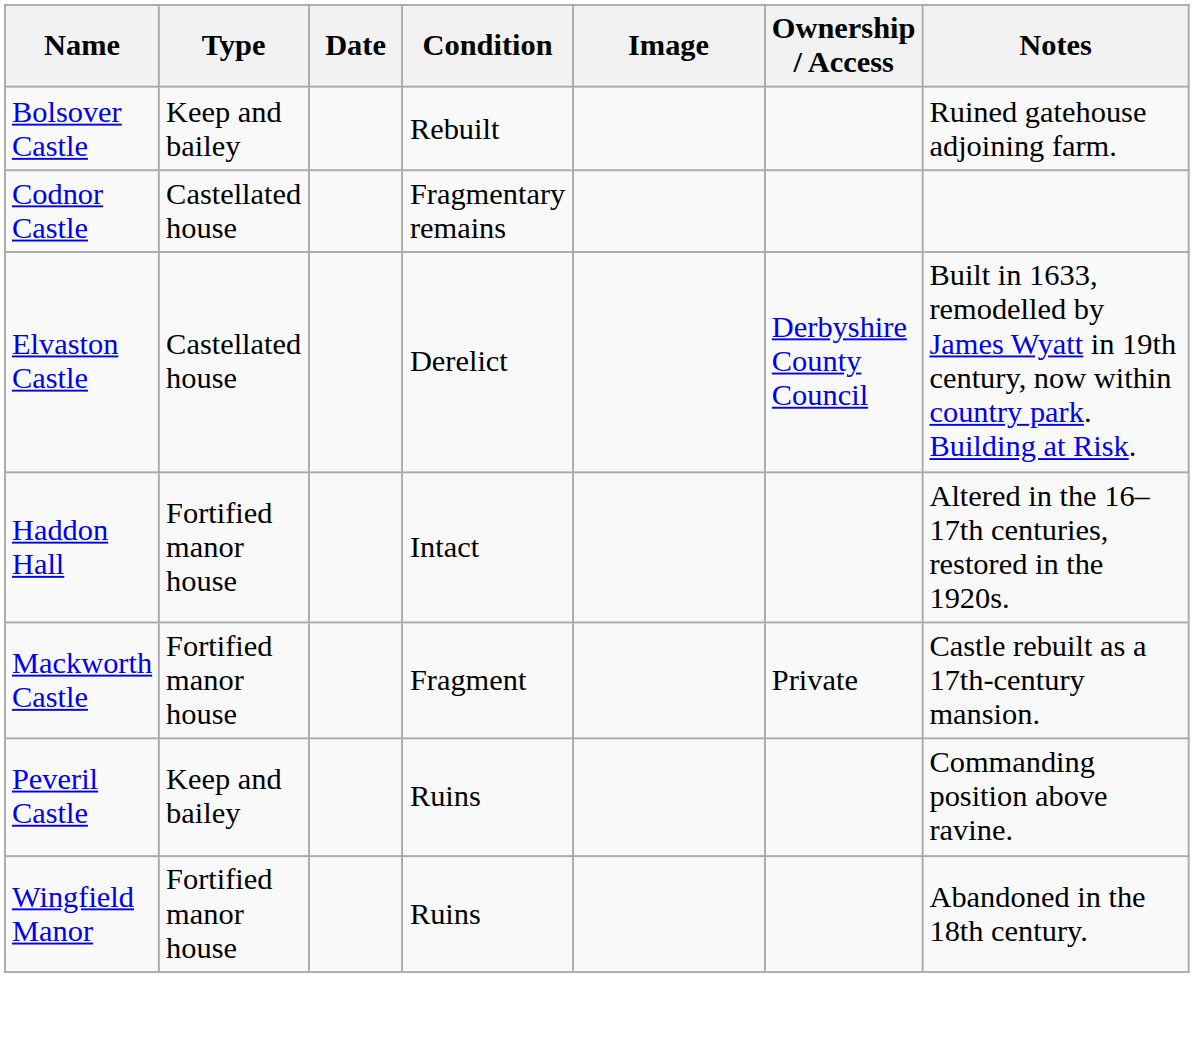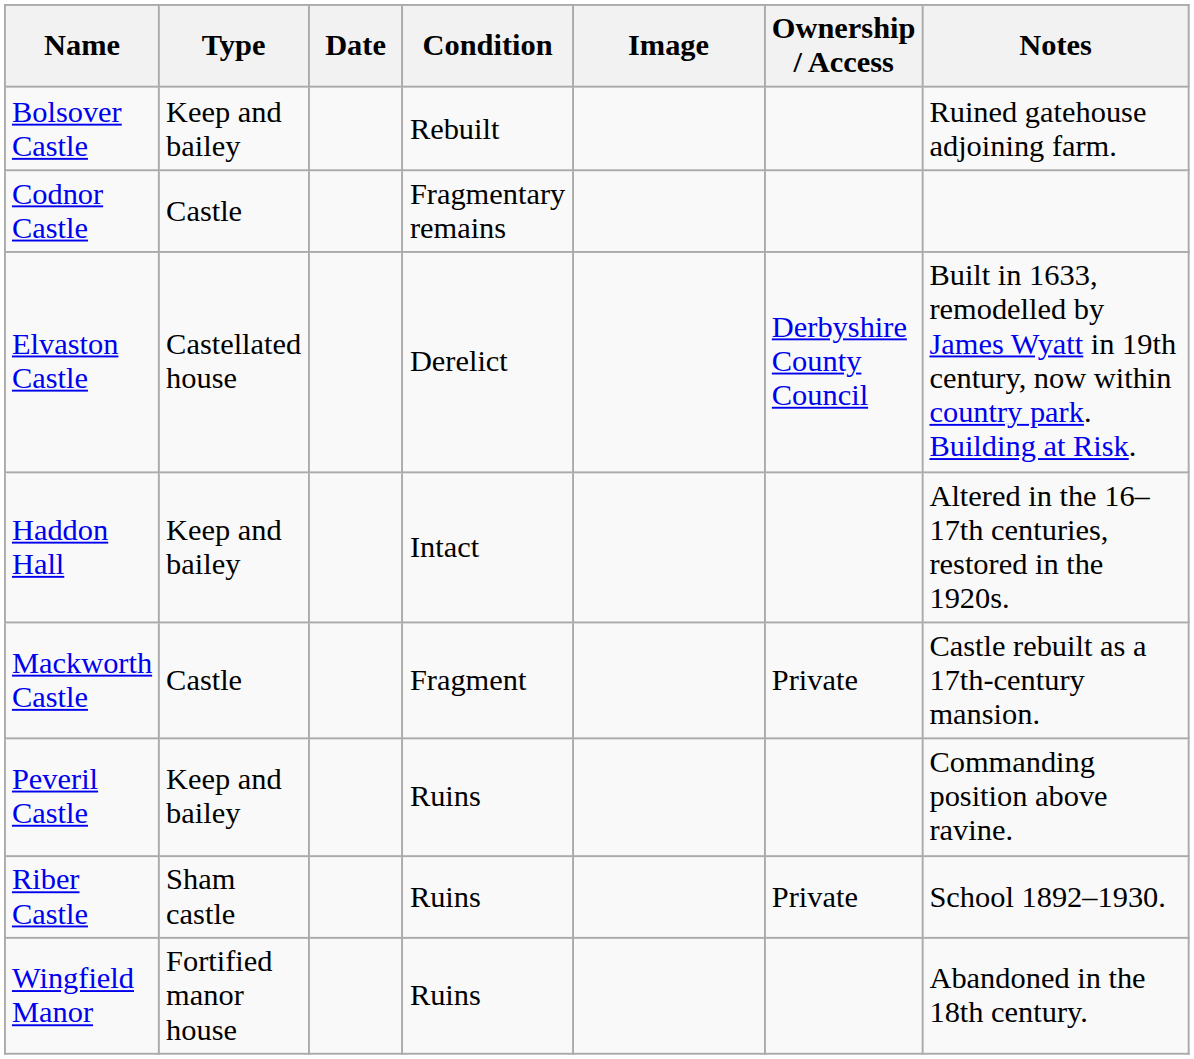(234, 210) Castellated house -> (204, 210) Castle
(219, 546) Fortified manor house -> (224, 546) Keep and bailey
(219, 680) Fortified manor house -> (204, 680) Castle
+ row: (50, 896)
